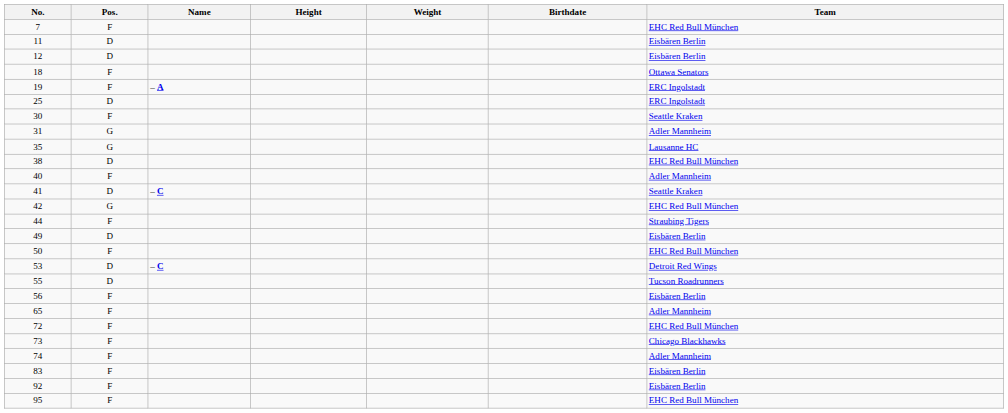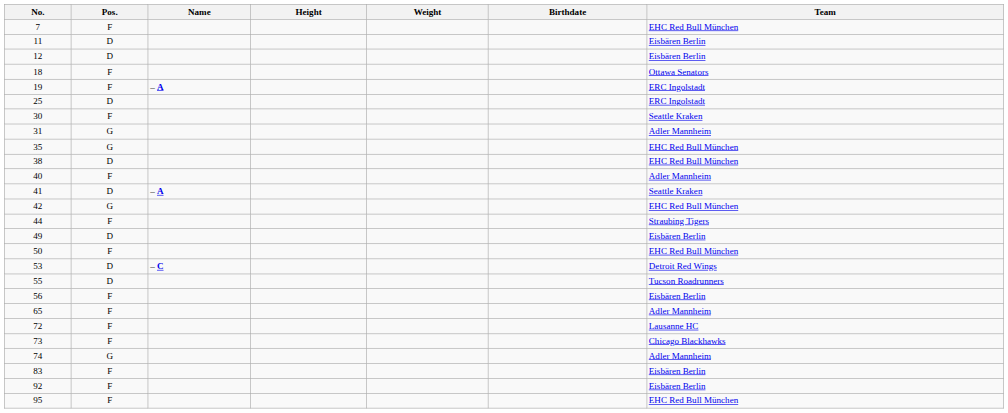(674, 147) Lausanne HC -> (694, 147) EHC Red Bull München
(157, 191) – C -> (157, 191) – A
(694, 326) EHC Red Bull München -> (674, 326) Lausanne HC
(110, 356) F -> (110, 356) G
